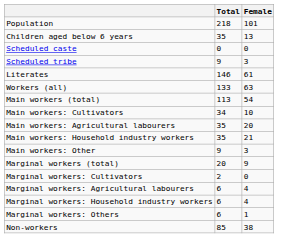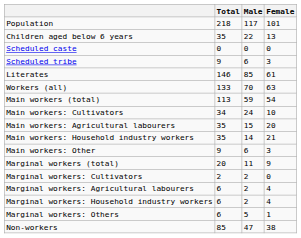+ column: (253, 11)
